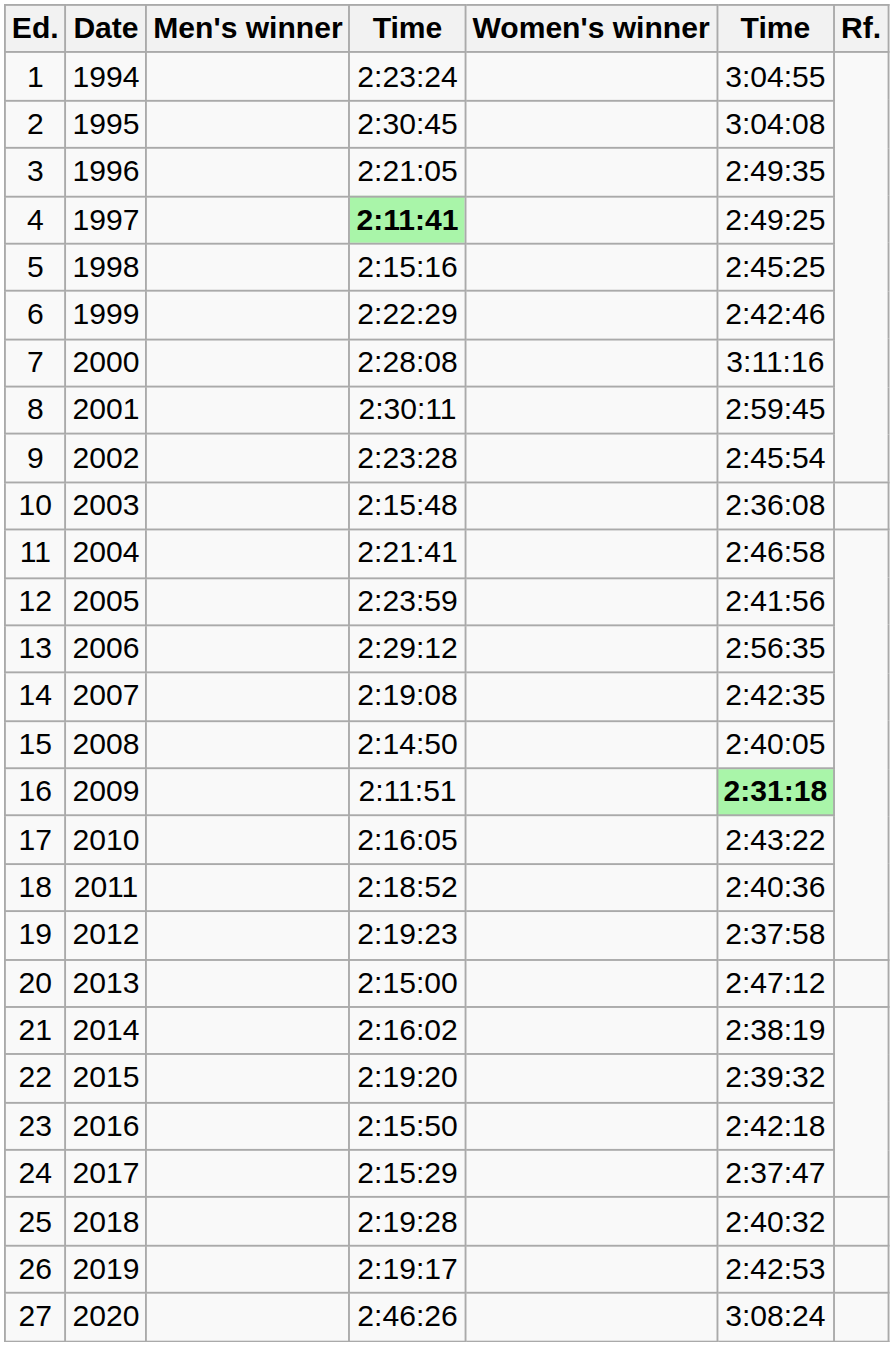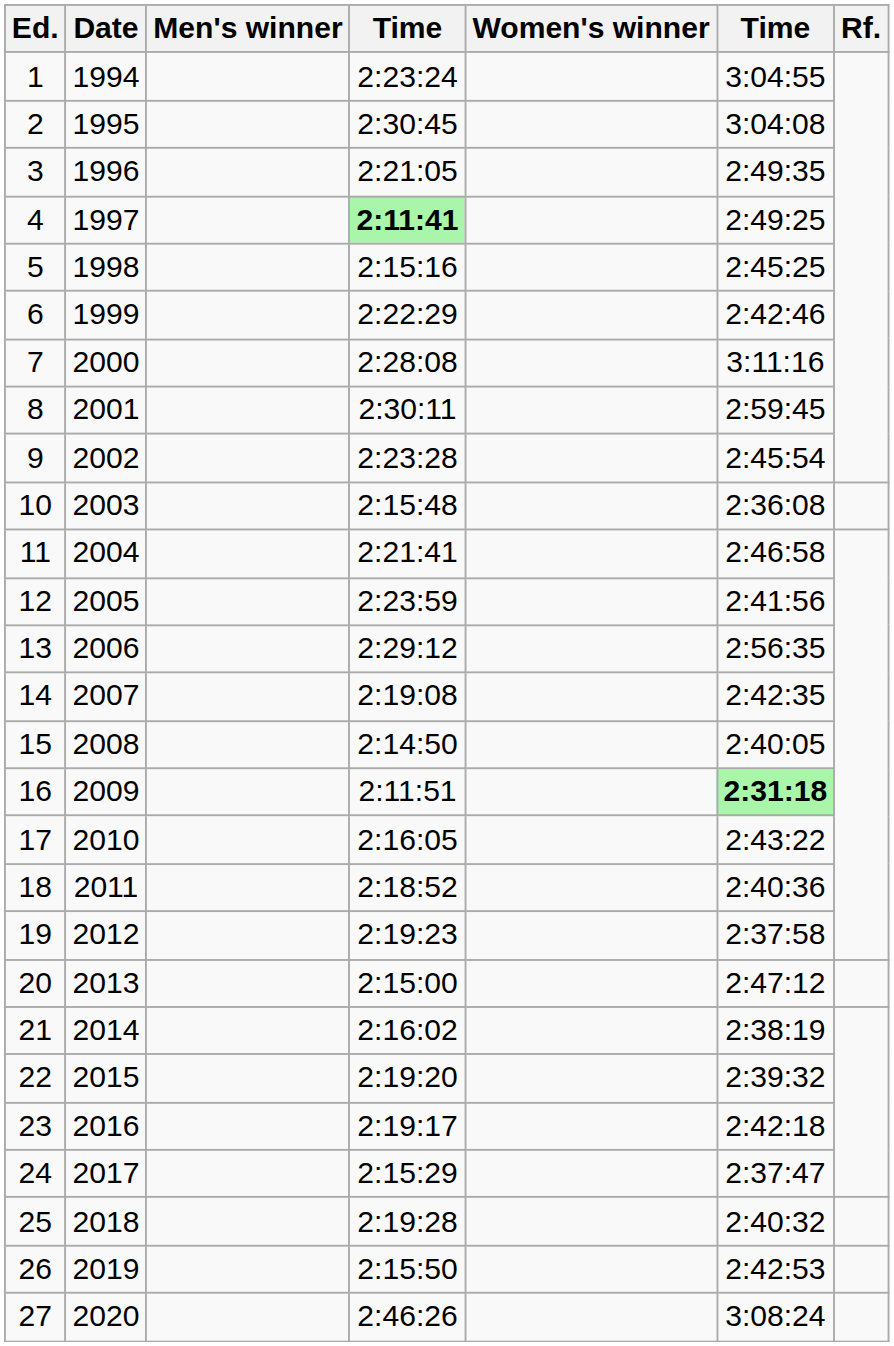(408, 1125) 2:15:50 -> (408, 1125) 2:19:17
(408, 1268) 2:19:17 -> (408, 1268) 2:15:50
